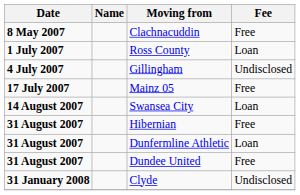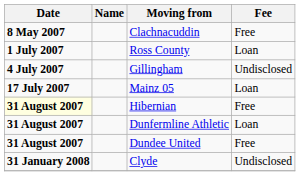(245, 87) Free -> (246, 87) Loan
- row: (161, 106)
(45, 124) no background -> (45, 106) lightyellow background
